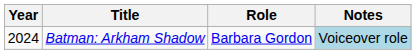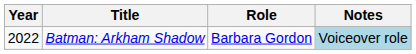(23, 37) 2024 -> (23, 37) 2022
